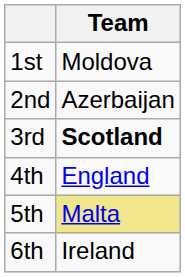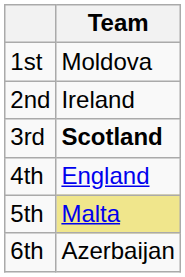(118, 99) Azerbaijan -> (98, 99) Ireland
(98, 251) Ireland -> (118, 251) Azerbaijan
